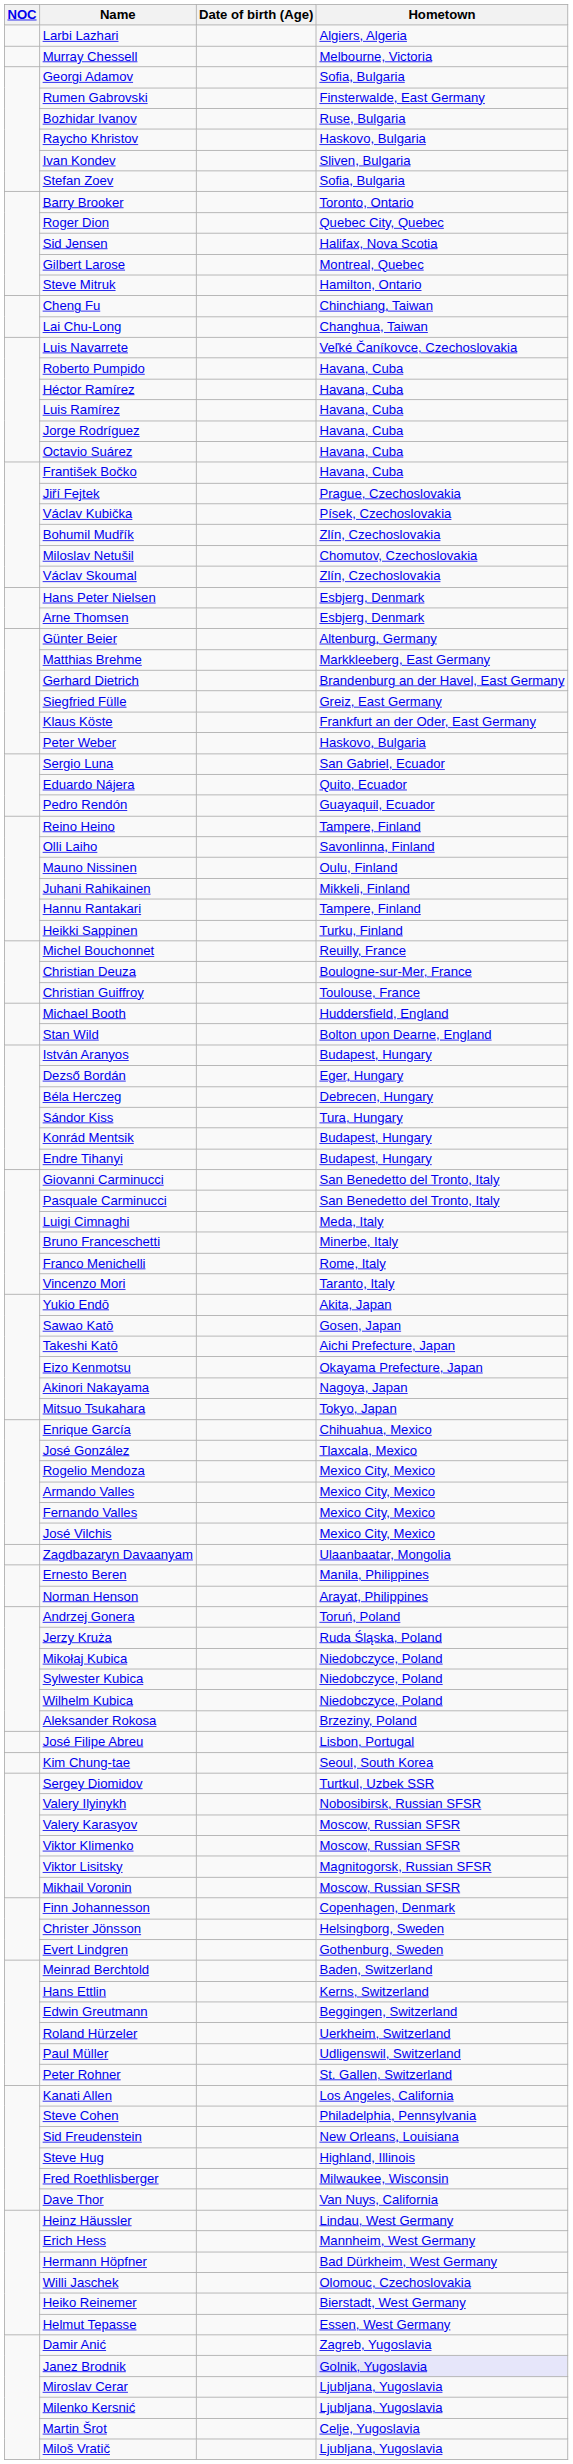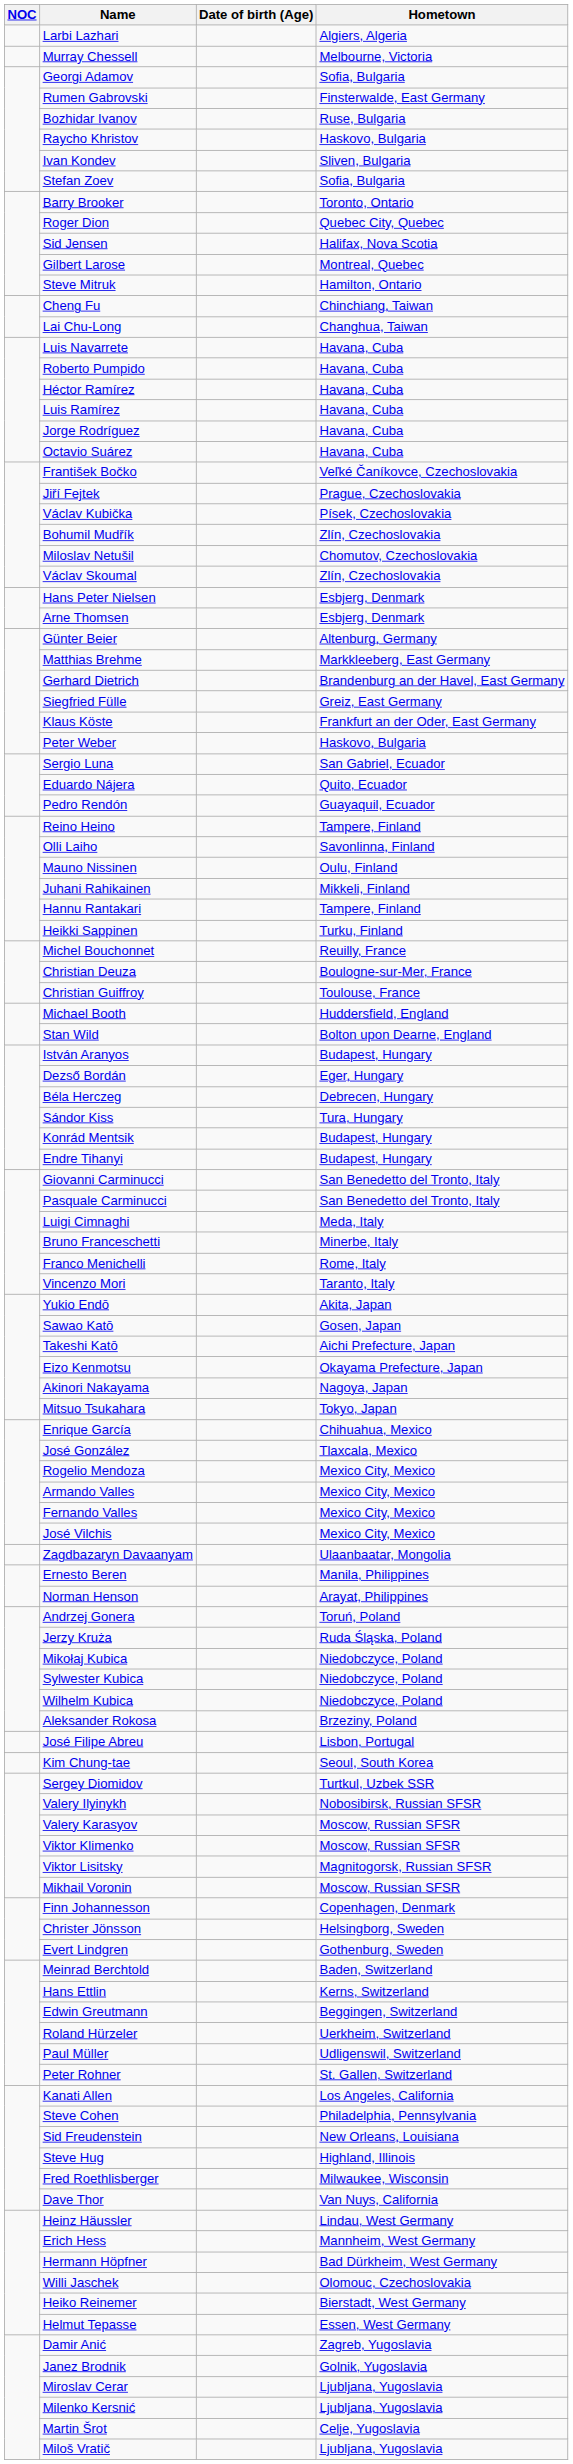(418, 347) Veľké Čaníkovce, Czechoslovakia -> (361, 347) Havana, Cuba
(361, 472) Havana, Cuba -> (418, 472) Veľké Čaníkovce, Czechoslovakia
(373, 2366) lavender background -> (373, 2366) no background
